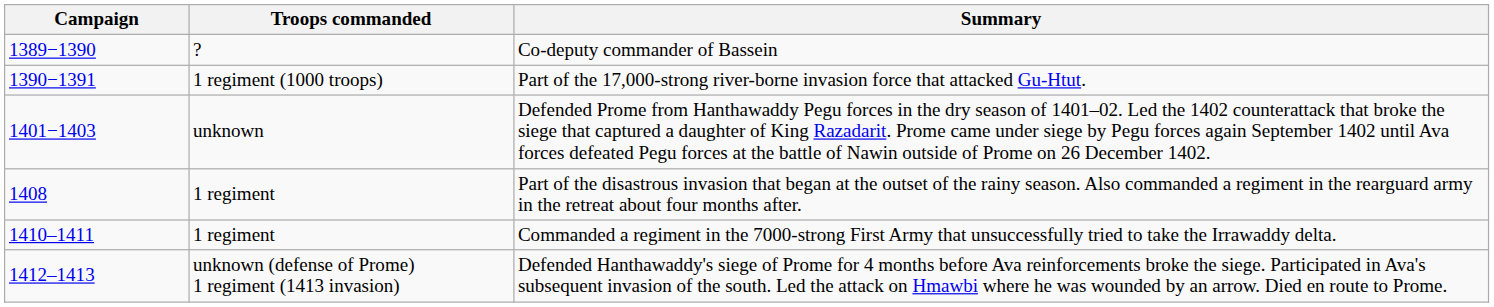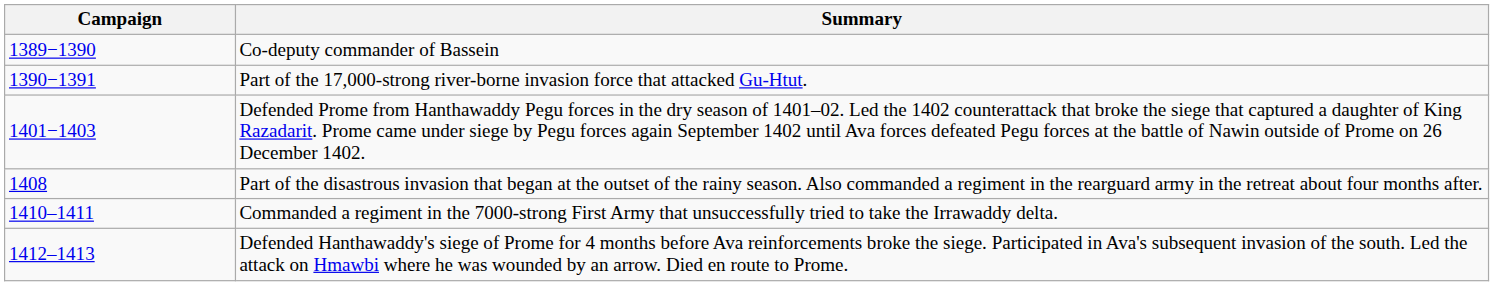- column: (351, 19)
